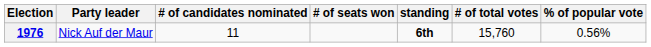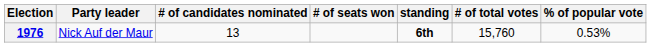(233, 32) 11 -> (233, 32) 13
(593, 32) 0.56% -> (593, 32) 0.53%
